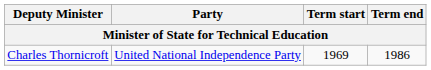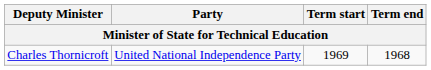(397, 55) 1986 -> (397, 55) 1968
